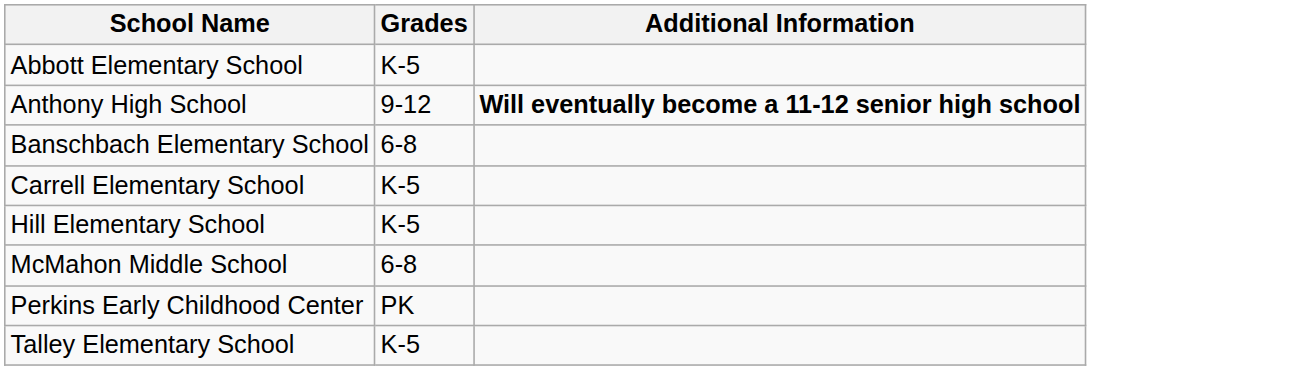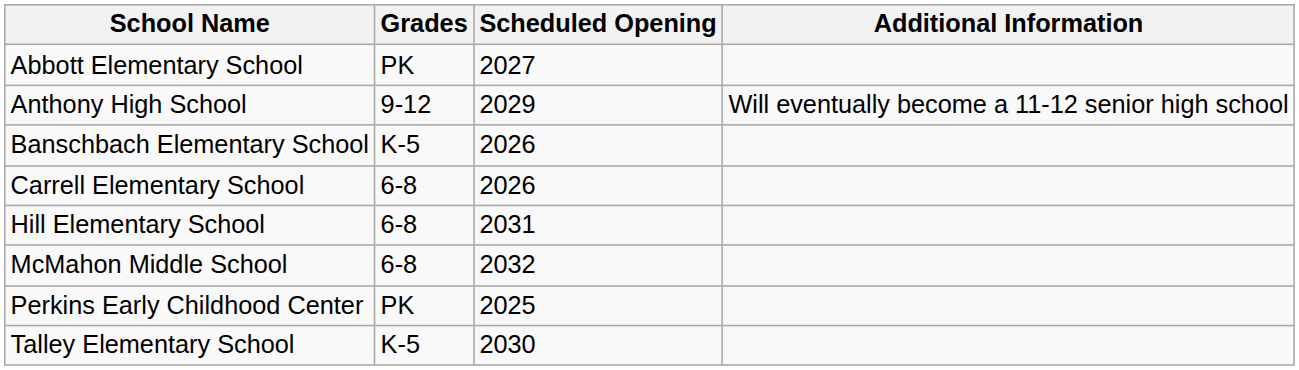+ column: (598, 24)
(400, 64) K-5 -> (397, 64) PK
(780, 104) bold -> (1009, 104) normal
(399, 144) 6-8 -> (400, 144) K-5
(400, 184) K-5 -> (399, 184) 6-8
(400, 225) K-5 -> (399, 225) 6-8
